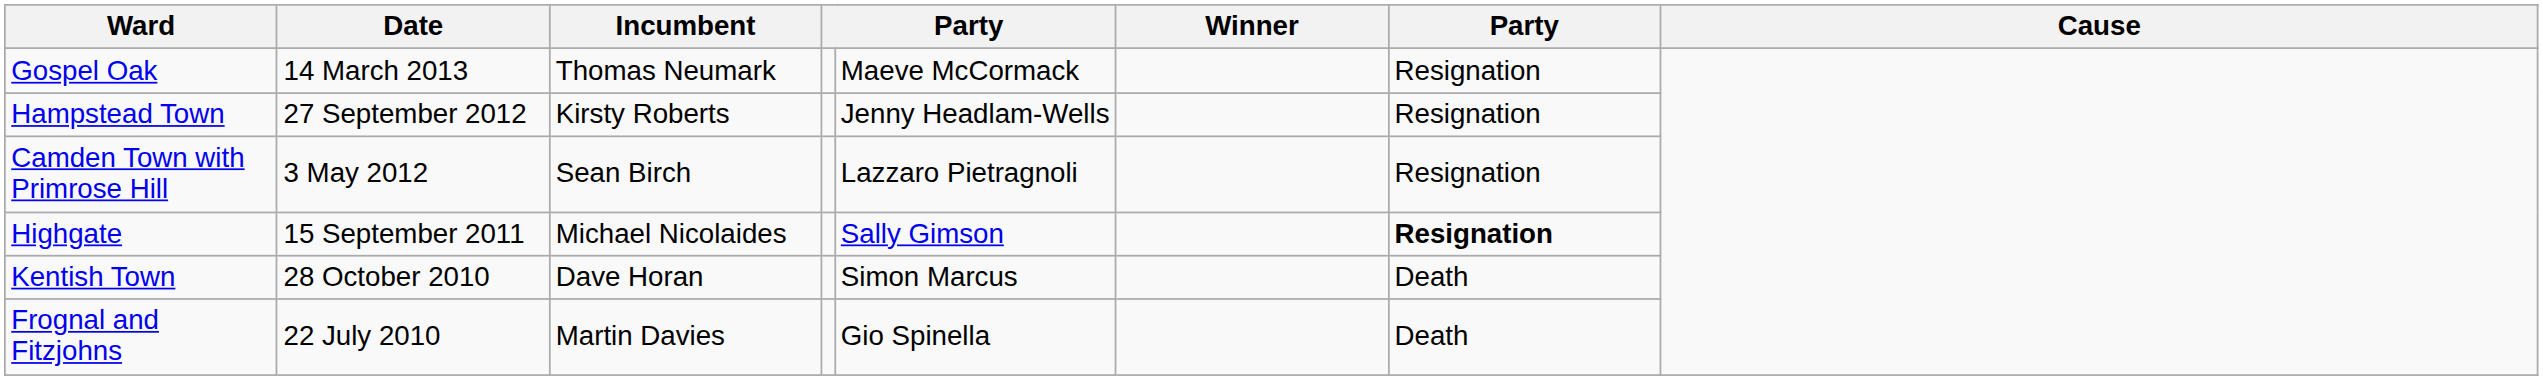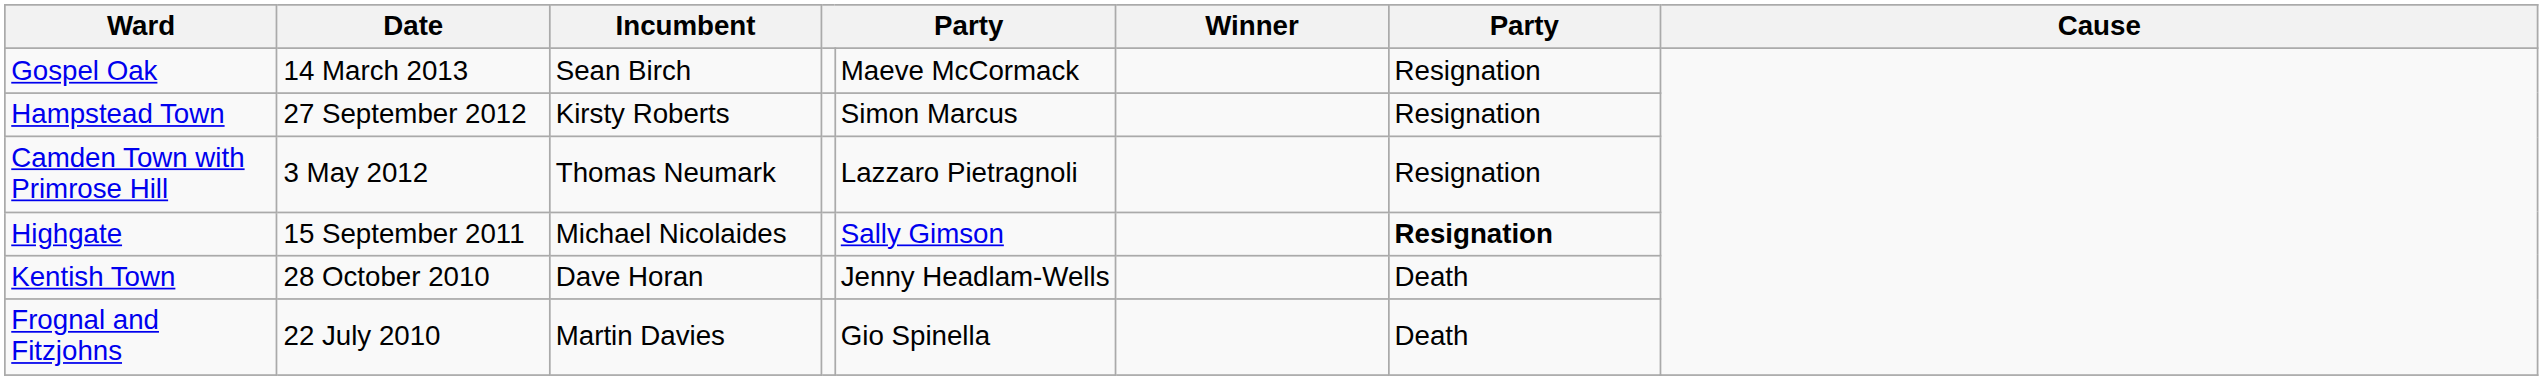(666, 70) Thomas Neumark -> (623, 70) Sean Birch
(975, 114) Jenny Headlam-Wells -> (929, 114) Simon Marcus
(623, 173) Sean Birch -> (666, 173) Thomas Neumark
(929, 277) Simon Marcus -> (975, 277) Jenny Headlam-Wells
